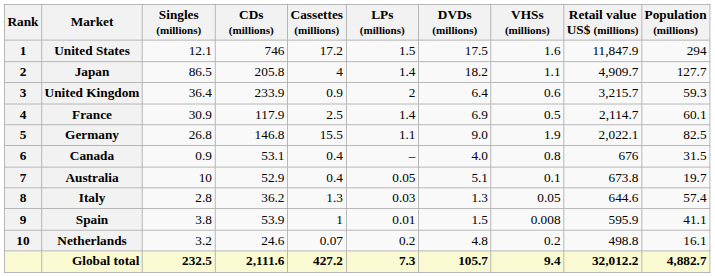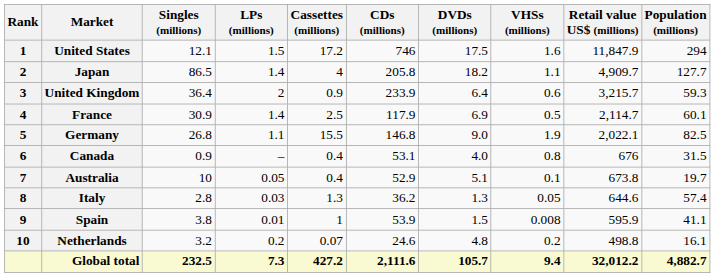columns swapped: (382, 22) <-> (251, 22)
